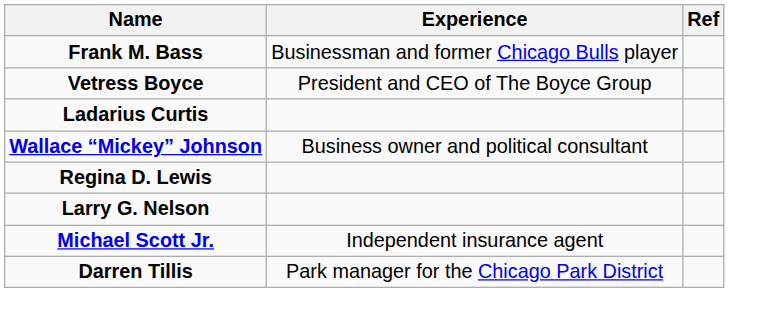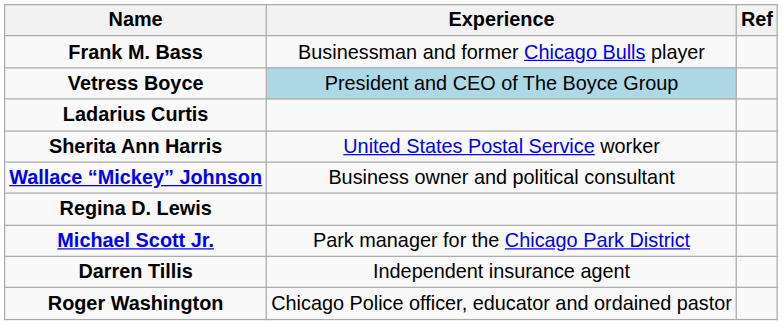(475, 83) no background -> (502, 83) lightblue background
+ row: (136, 146)
- row: (136, 209)
(475, 240) Independent insurance agent -> (502, 240) Park manager for the Chicago Park District
(475, 271) Park manager for the Chicago Park District -> (502, 271) Independent insurance agent
+ row: (136, 303)
